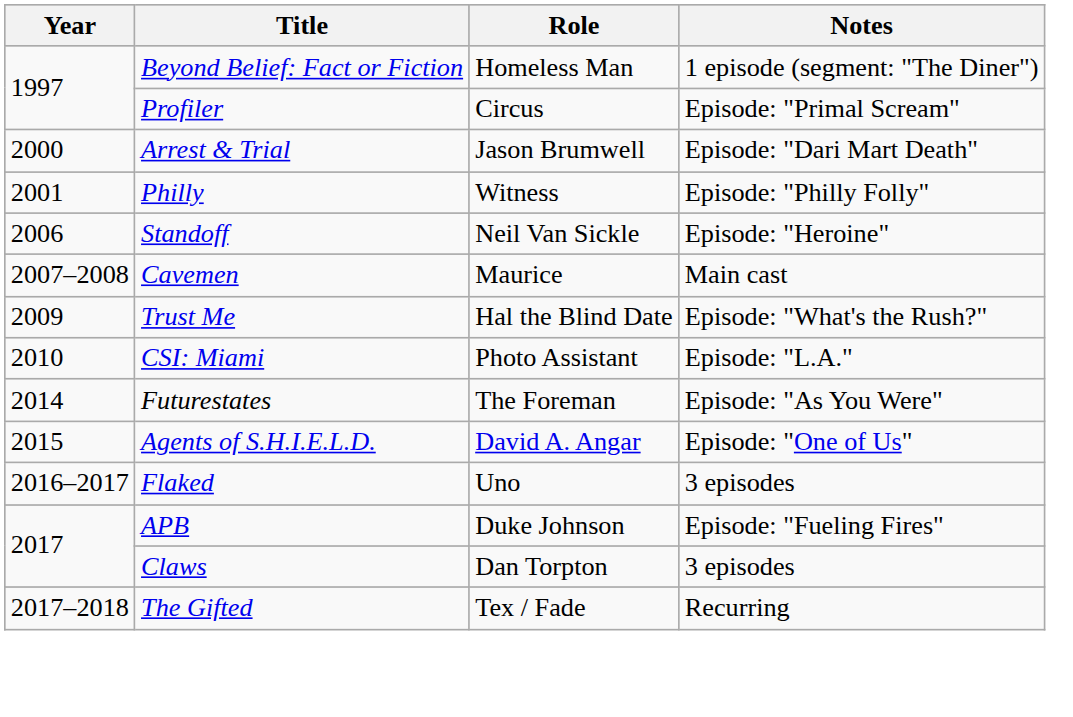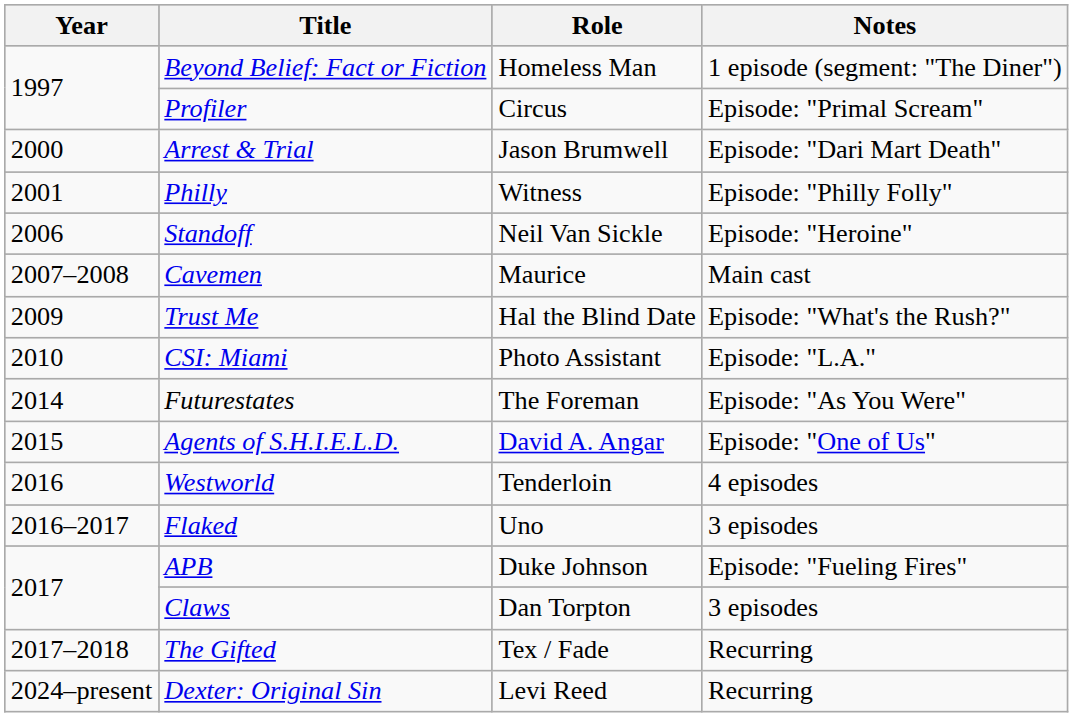+ row: (219, 483)
+ row: (273, 691)
